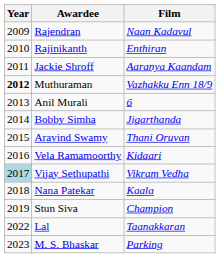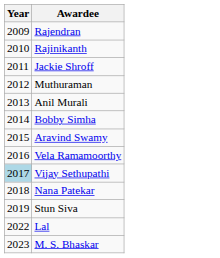- column: (169, 13)
(18, 84) bold -> (18, 84) normal
